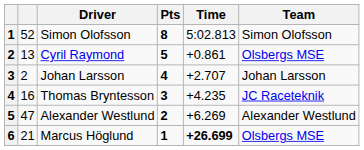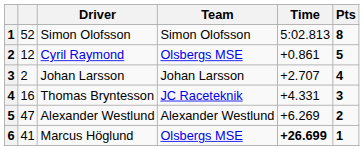columns swapped: (299, 15) <-> (170, 15)
(28, 55) 13 -> (28, 55) 12
(206, 96) +4.235 -> (300, 96) +4.331
(28, 136) 21 -> (28, 136) 41
